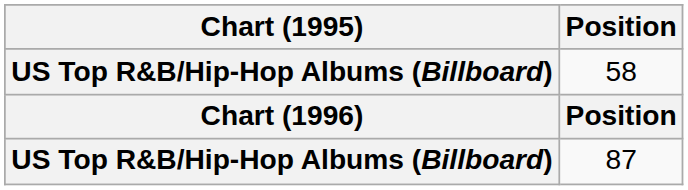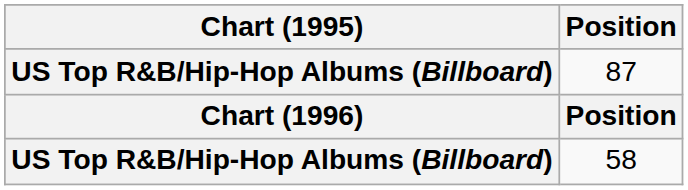rows swapped: (621, 160) <-> (621, 71)
